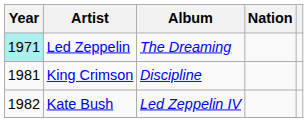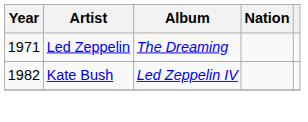(24, 46) paleturquoise background -> (24, 46) no background
- row: (90, 75)
